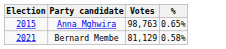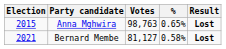+ column: (204, 11)
(142, 38) 81,129 -> (142, 38) 81,127
